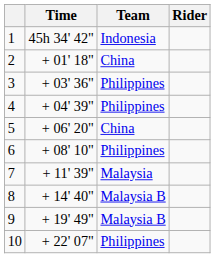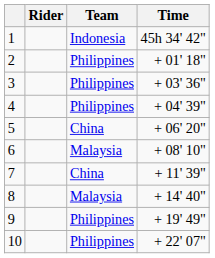columns swapped: (190, 15) <-> (61, 15)
(117, 60) China -> (102, 60) Philippines
(132, 151) Philippines -> (96, 151) Malaysia
(127, 173) Malaysia -> (87, 173) China
(133, 196) Malaysia B -> (96, 196) Malaysia
(133, 219) Malaysia B -> (102, 219) Philippines
